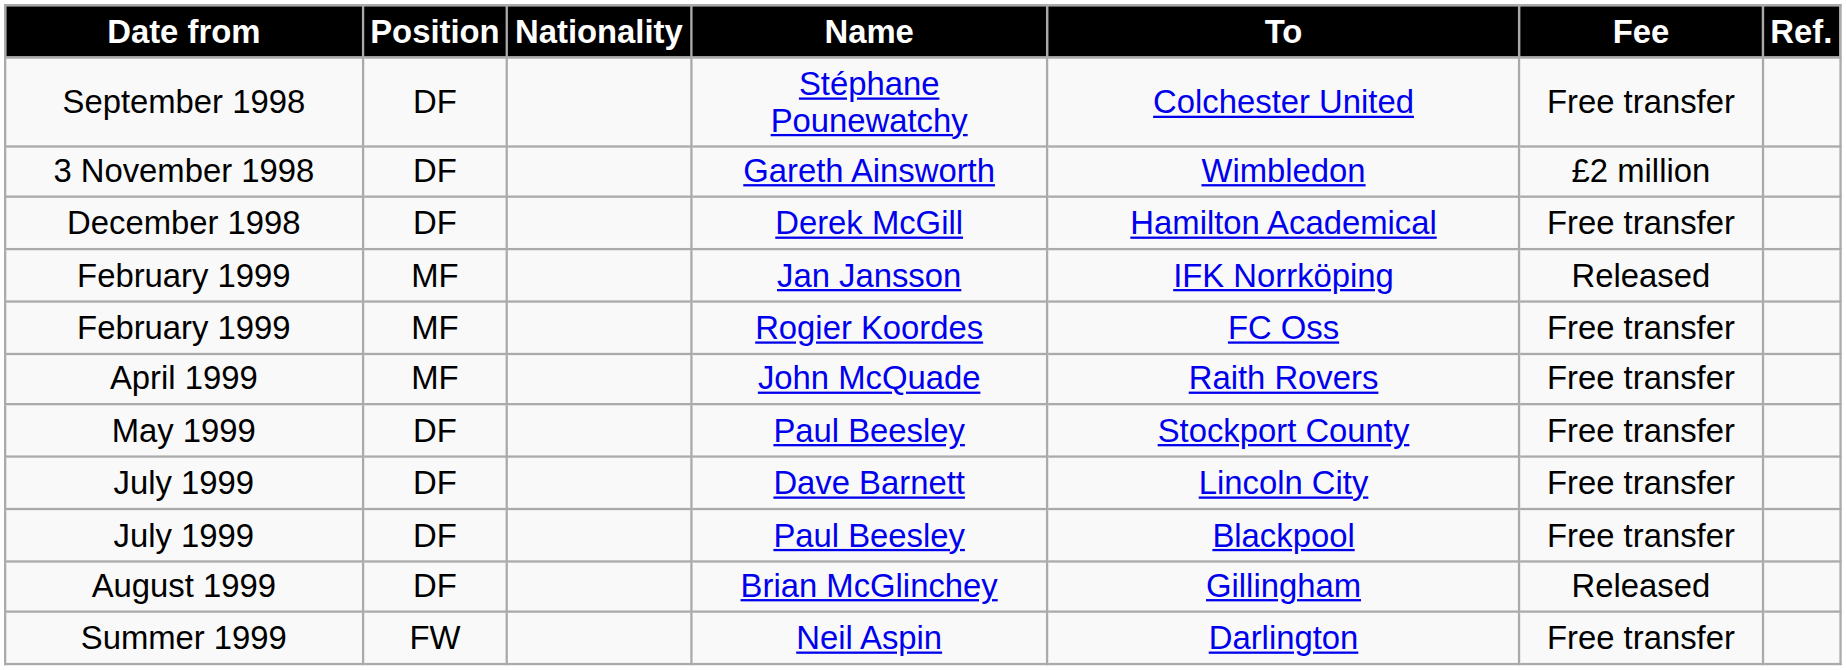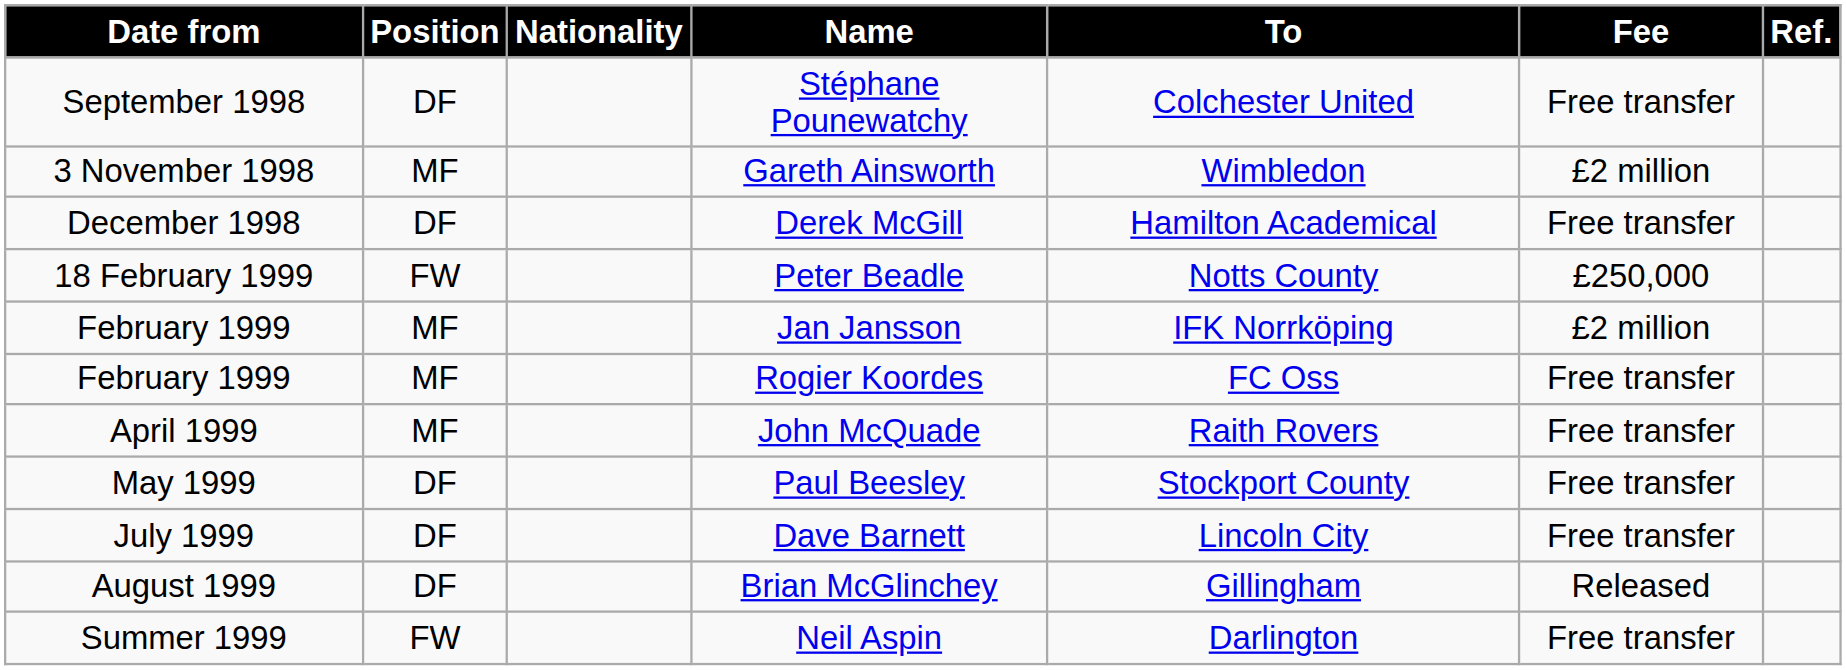(435, 172) DF -> (435, 172) MF
+ row: (184, 275)
(1641, 275) Released -> (1641, 327) £2 million
- row: (184, 535)
